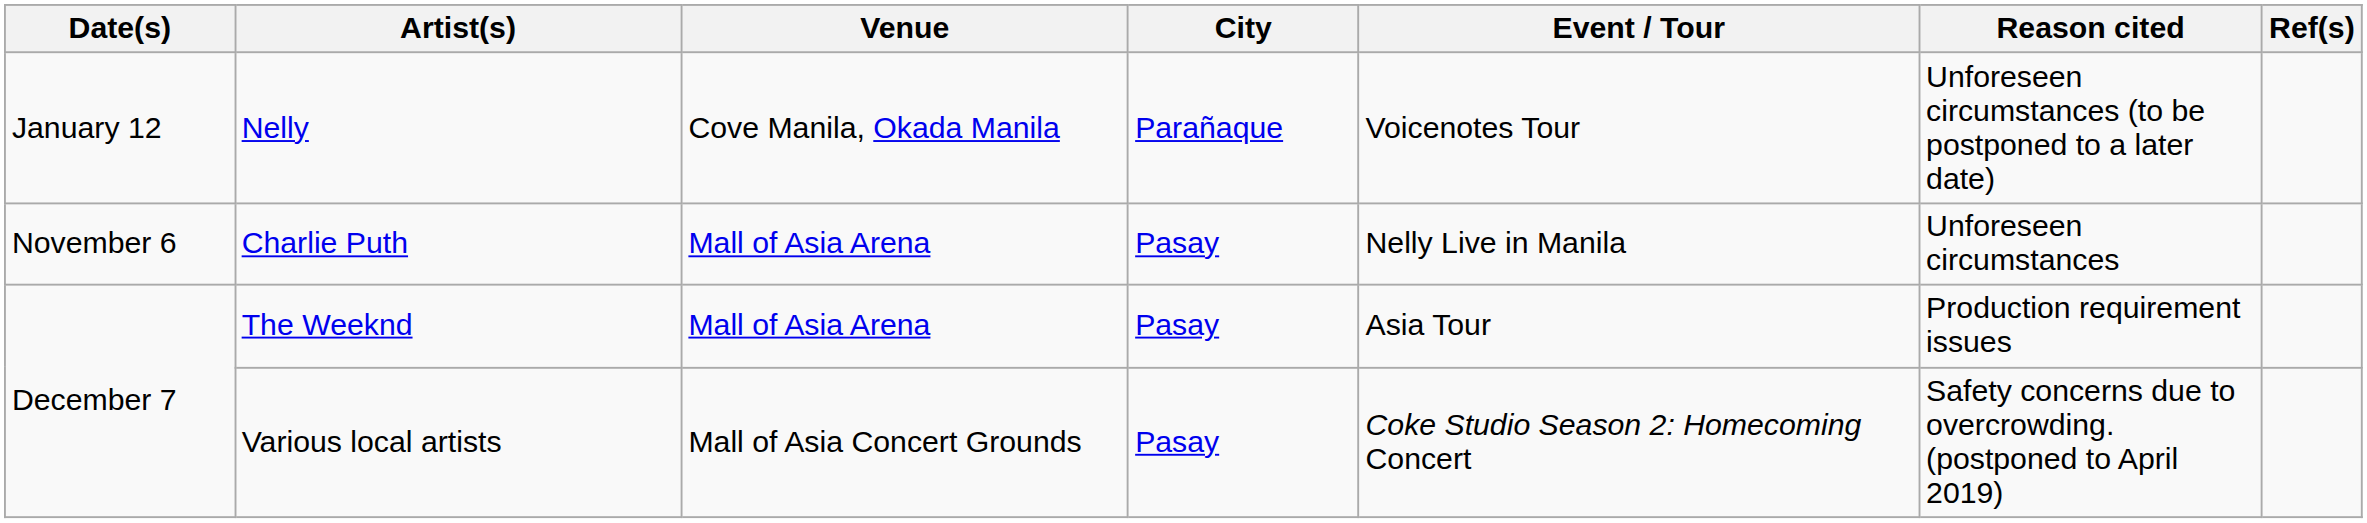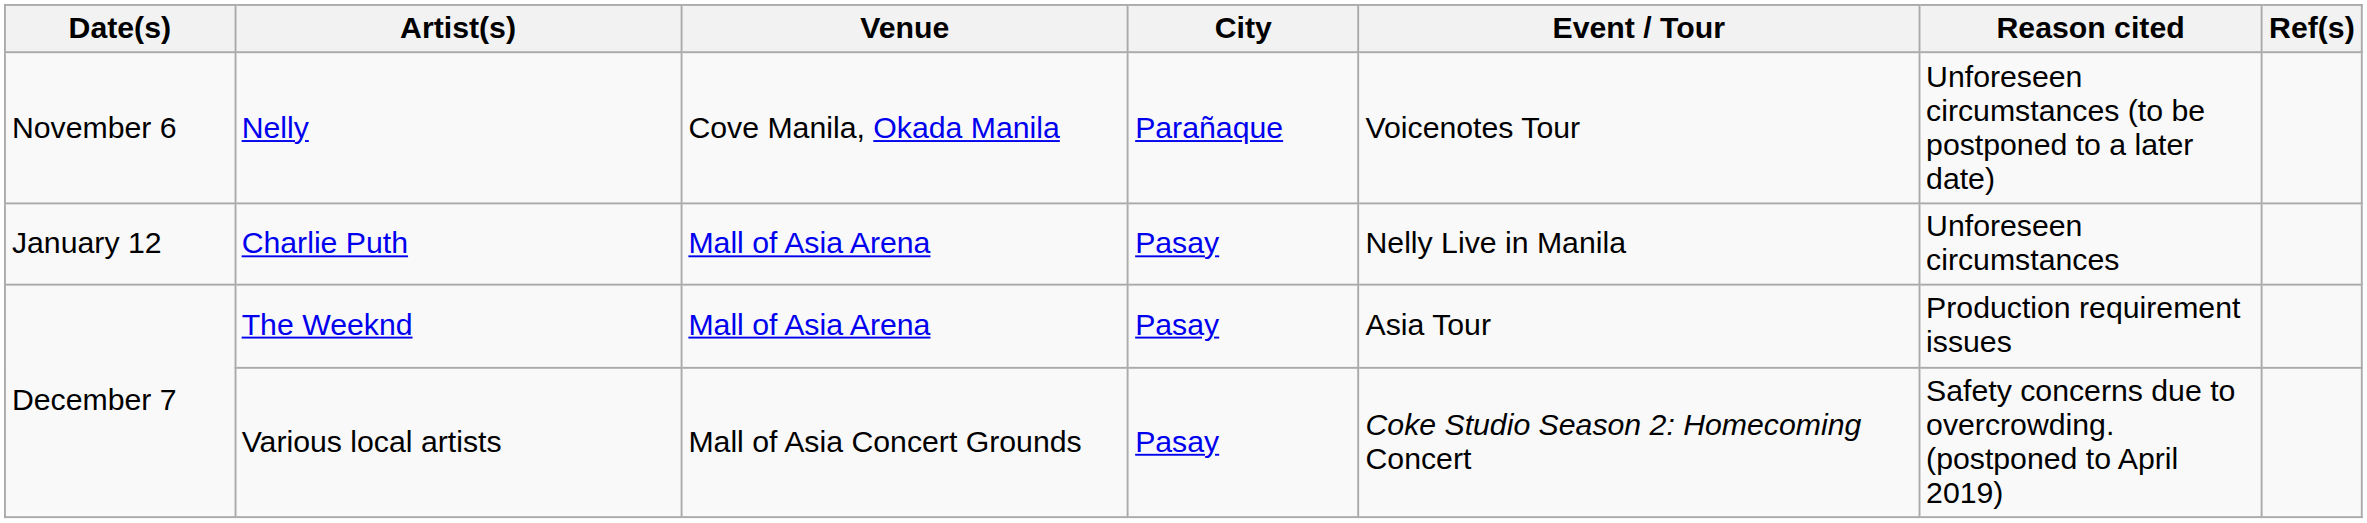(87, 127) January 12 -> (94, 127) November 6
(94, 243) November 6 -> (87, 243) January 12
